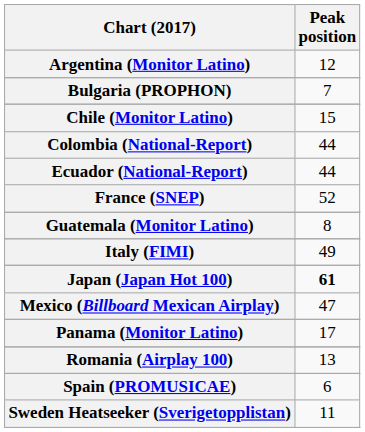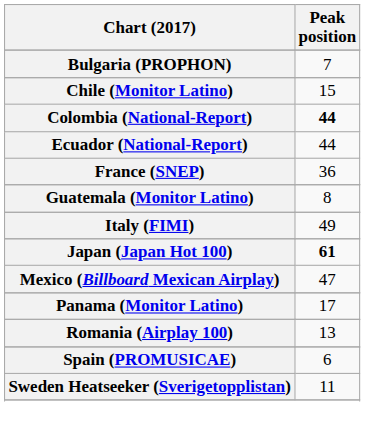- row: (150, 63)
(327, 144) normal -> (327, 117) bold
(327, 198) 52 -> (327, 171) 36
